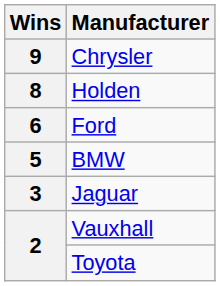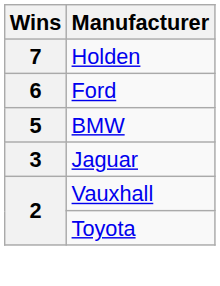- row: (112, 57)
(36, 91) 8 -> (36, 57) 7
